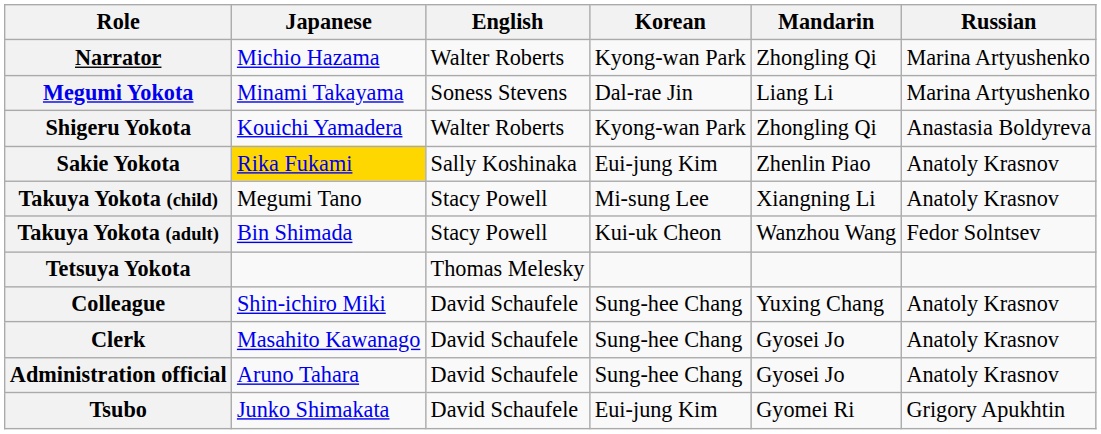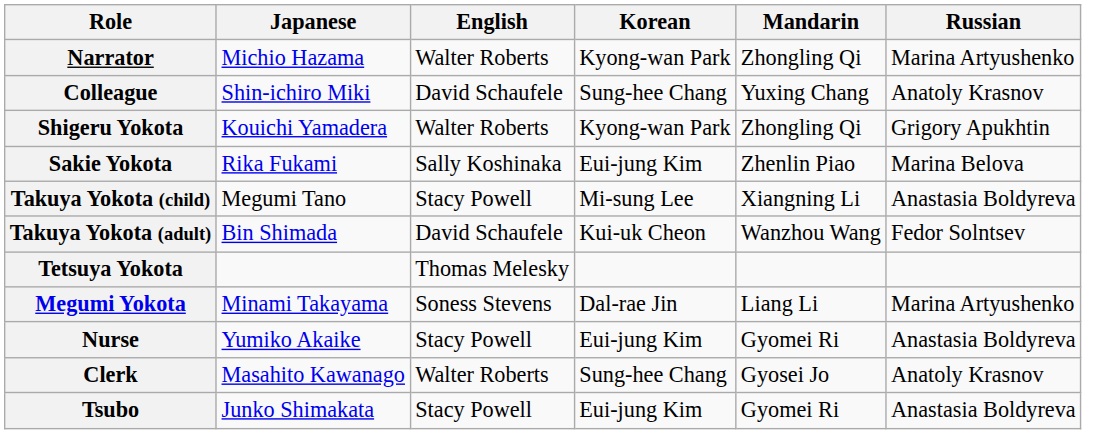rows swapped: (118, 92) <-> (118, 304)
(999, 127) Anastasia Boldyreva -> (970, 127) Grigory Apukhtin
(295, 163) gold background -> (279, 163) no background
(983, 163) Anatoly Krasnov -> (957, 163) Marina Belova
(983, 198) Anatoly Krasnov -> (983, 198) Anastasia Boldyreva
(489, 233) Stacy Powell -> (489, 233) David Schaufele
+ row: (111, 339)
(504, 339) David Schaufele -> (482, 374) Walter Roberts
- row: (118, 374)
(504, 410) David Schaufele -> (474, 410) Stacy Powell
(986, 410) Grigory Apukhtin -> (983, 410) Anastasia Boldyreva
